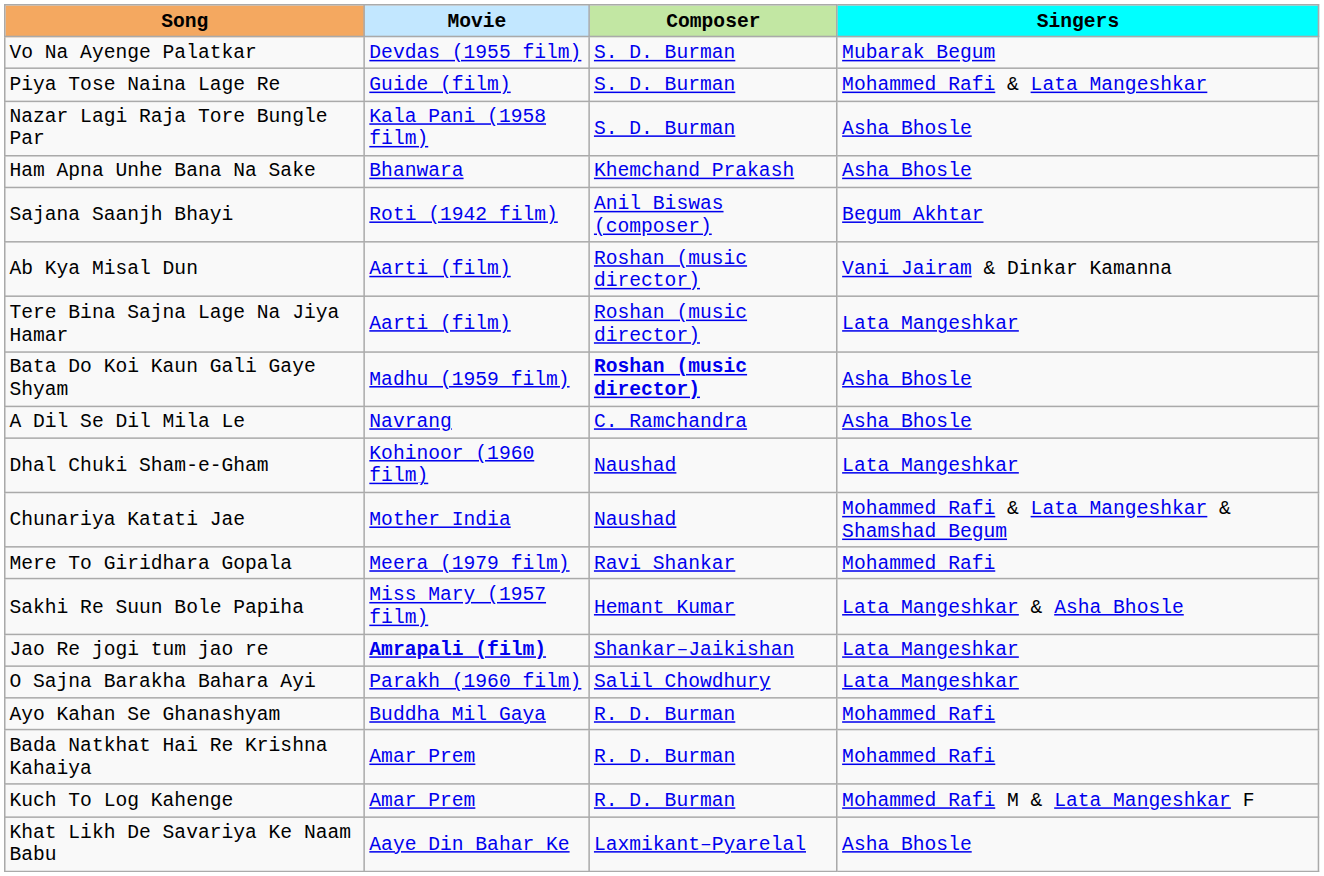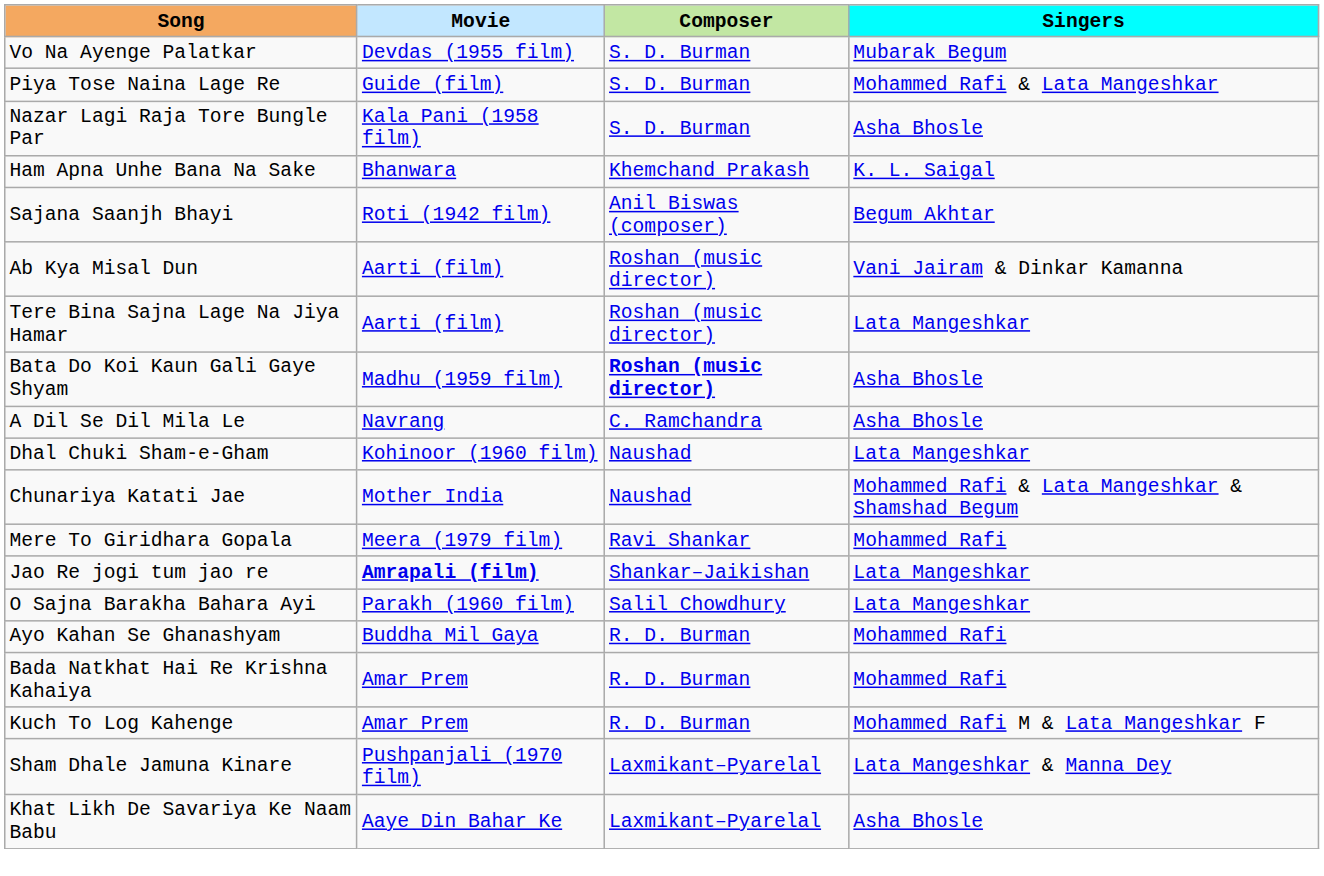(907, 171) Asha Bhosle -> (924, 171) K. L. Saigal
- row: (157, 607)
+ row: (151, 767)
